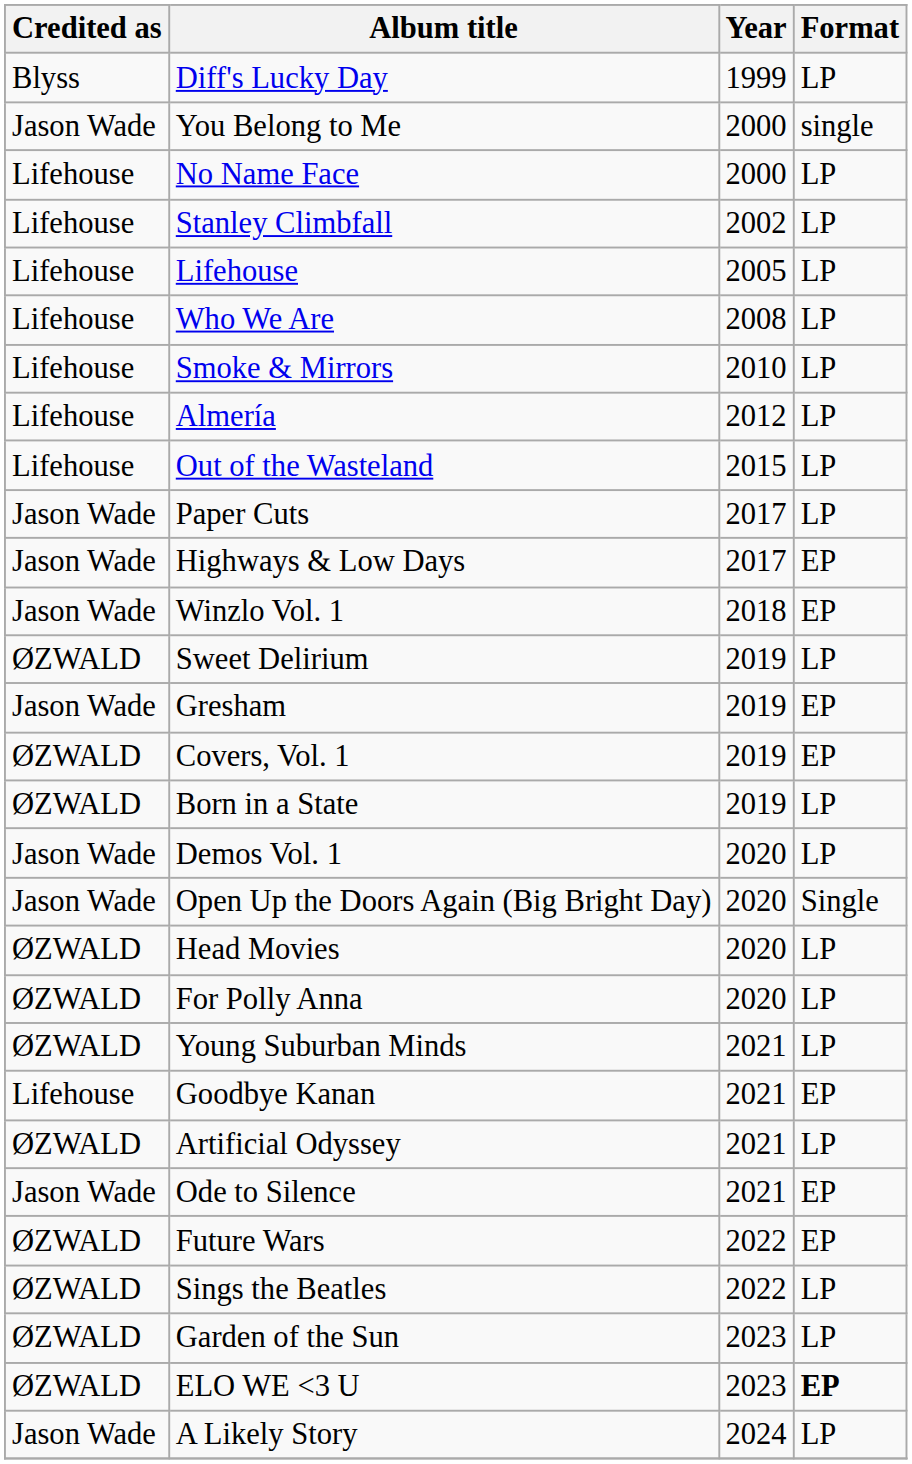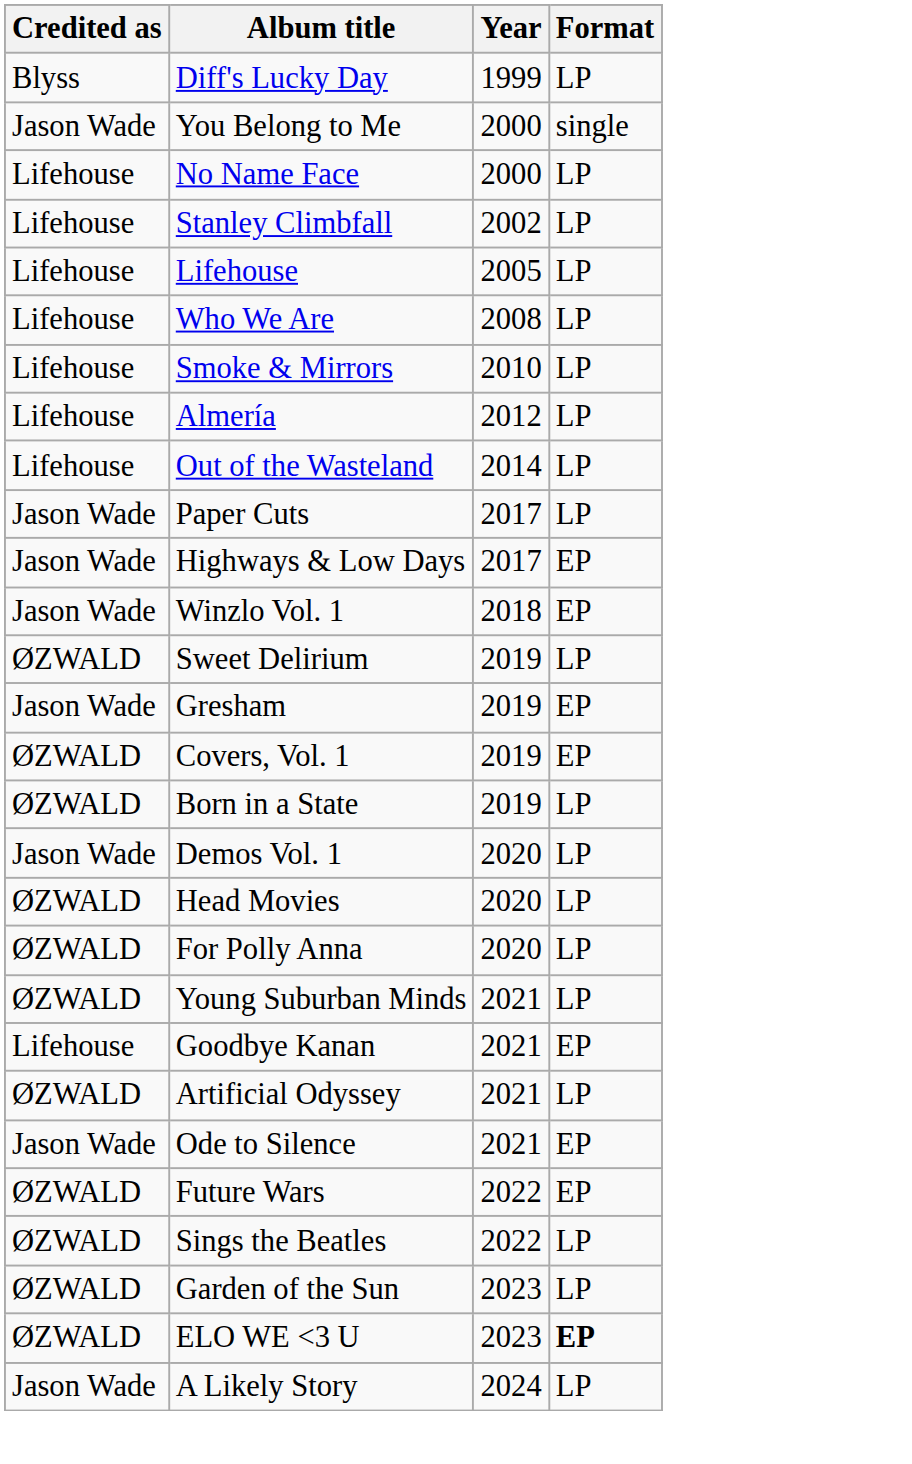(756, 464) 2015 -> (511, 464) 2014
- row: (444, 901)
